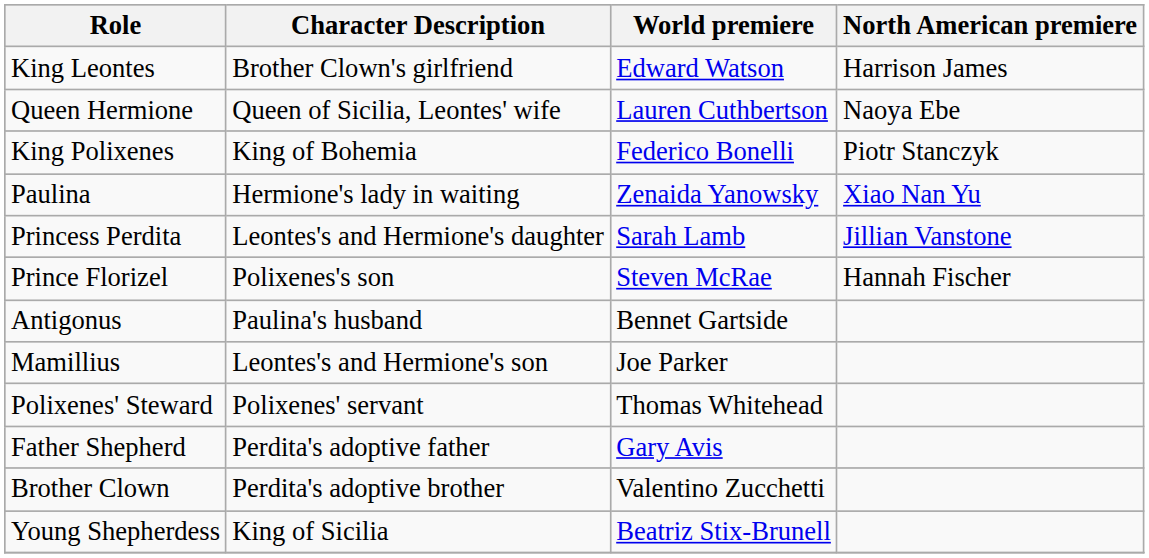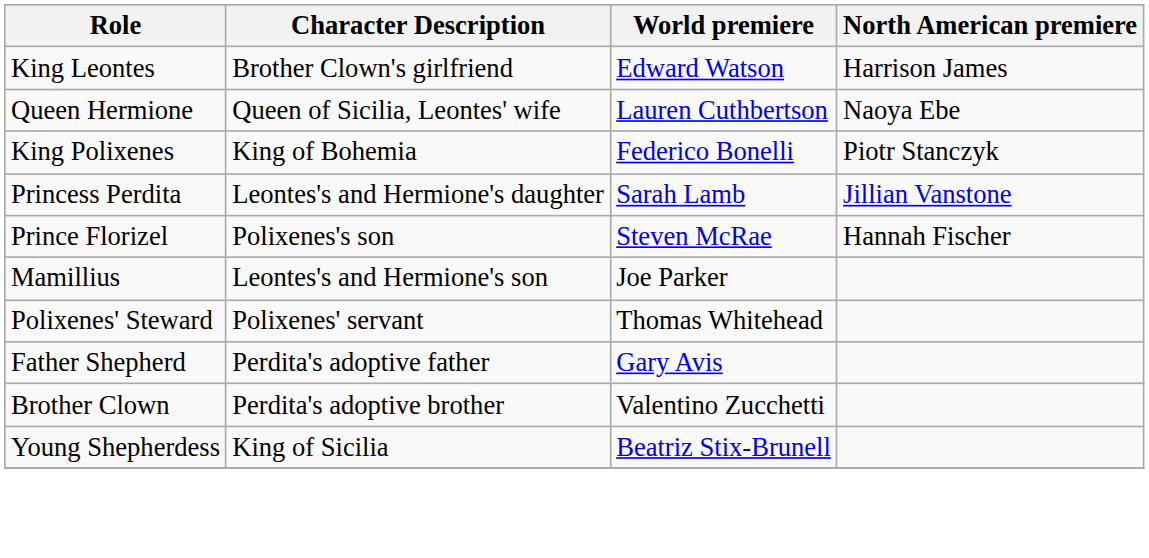- row: (51, 194)
- row: (66, 320)
